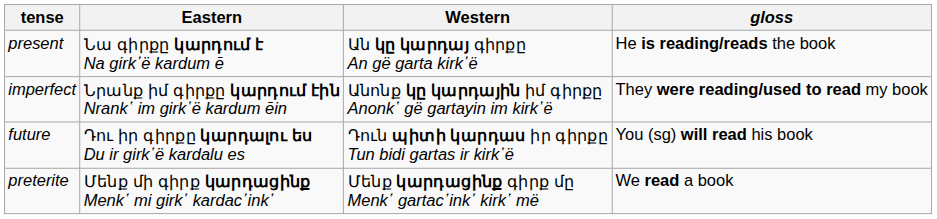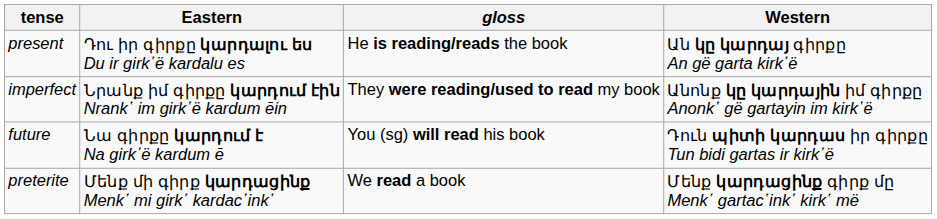columns swapped: (478, 17) <-> (772, 17)
(173, 54) Նա գիրքը կարդում է Na girk῾ë kardum ē -> (198, 54) Դու իր գիրքը կարդալու ես Du ir girk῾ë kardalu es
(198, 145) Դու իր գիրքը կարդալու ես Du ir girk῾ë kardalu es -> (173, 145) Նա գիրքը կարդում է Na girk῾ë kardum ē
